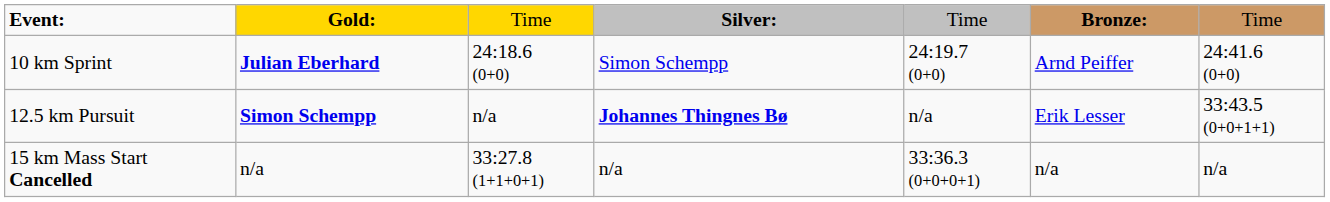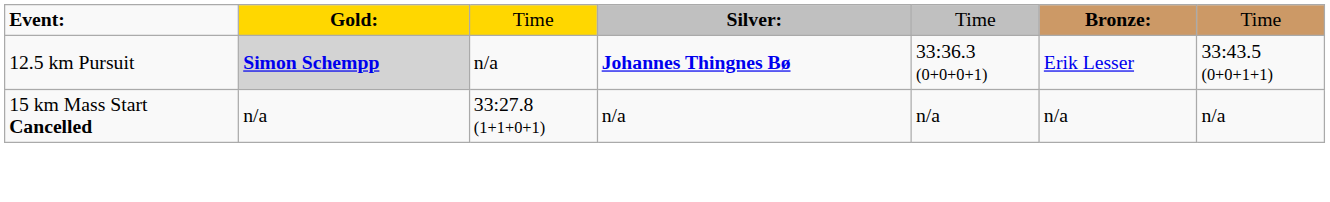- row: (61, 62)
(308, 115) no background -> (311, 62) lightgrey background
(921, 115) n/a -> (952, 62) 33:36.3 (0+0+0+1)
(944, 169) 33:36.3 (0+0+0+1) -> (928, 115) n/a
